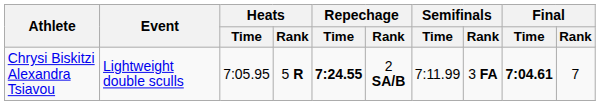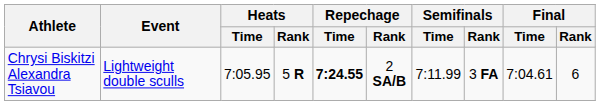(529, 74) bold -> (530, 74) normal
(575, 74) 7 -> (575, 74) 6
